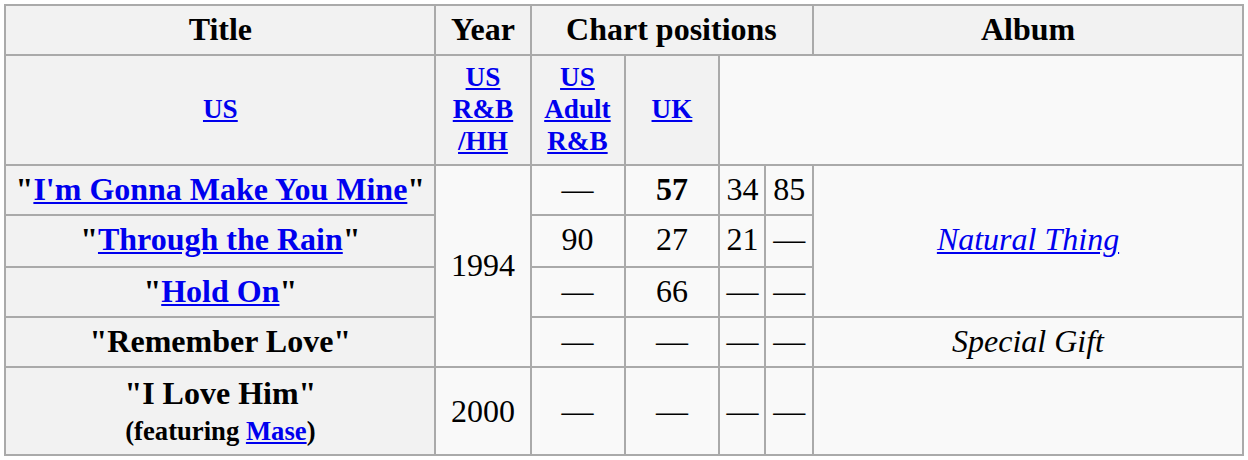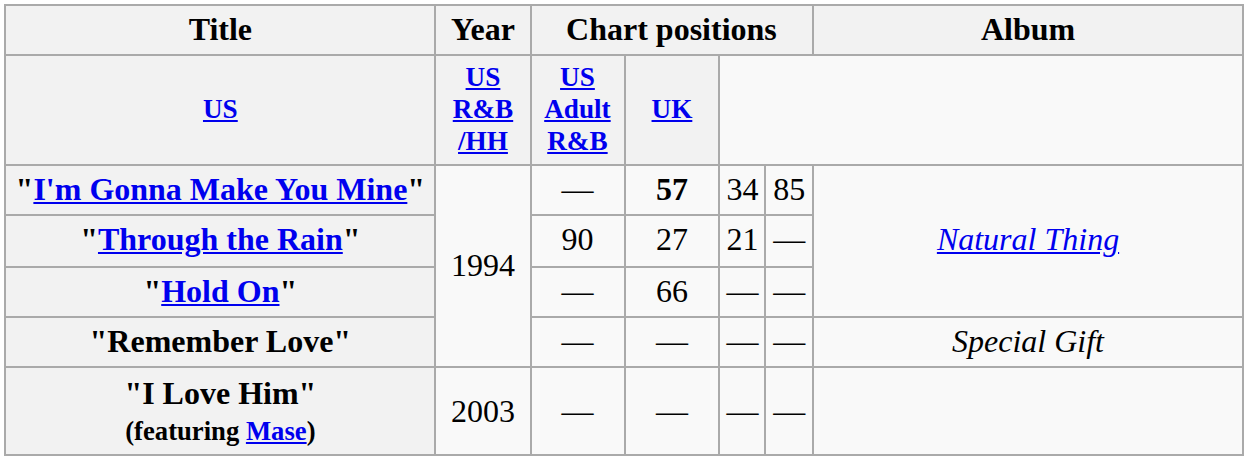(483, 410) 2000 -> (483, 410) 2003
